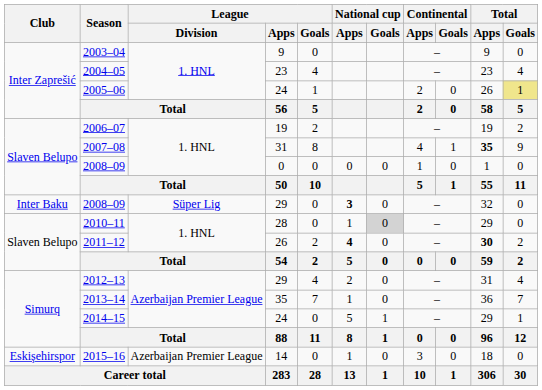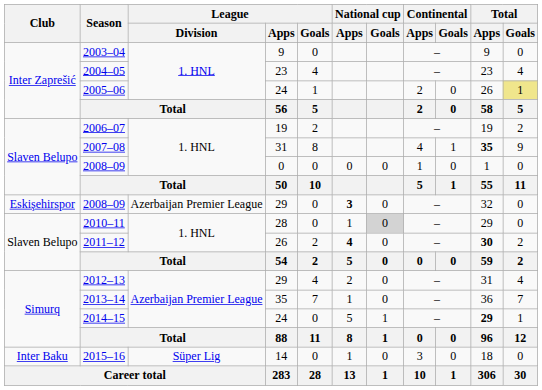(42, 204) Inter Baku -> (42, 204) Eskişehirspor
(196, 204) Süper Lig -> (196, 204) Azerbaijan Premier League
(487, 318) normal -> (487, 318) bold
(42, 356) Eskişehirspor -> (42, 356) Inter Baku
(196, 356) Azerbaijan Premier League -> (196, 356) Süper Lig
